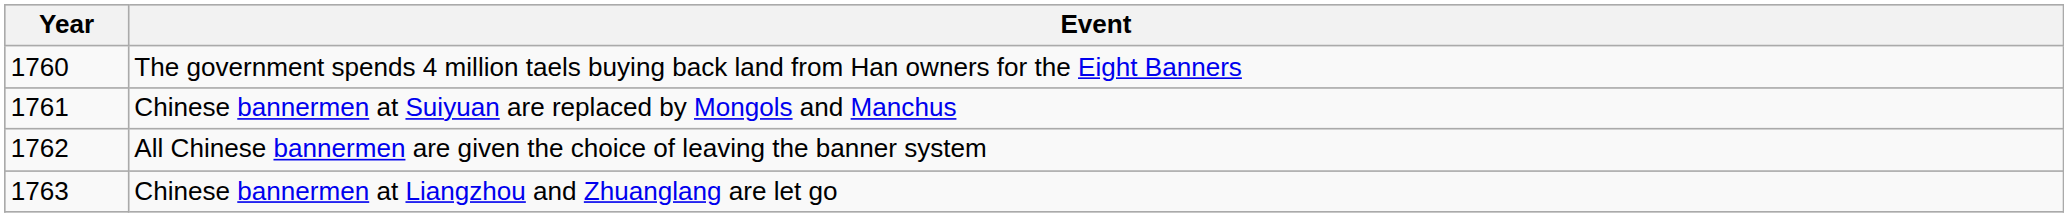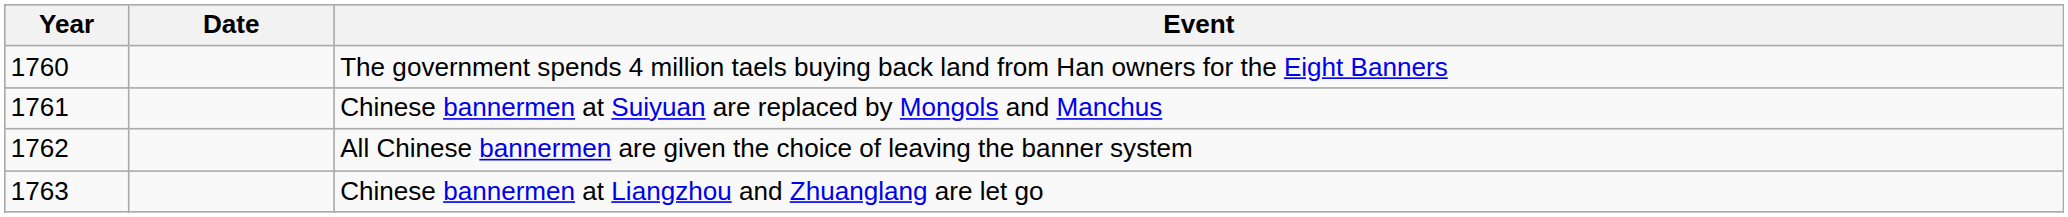+ column: (231, 25)
